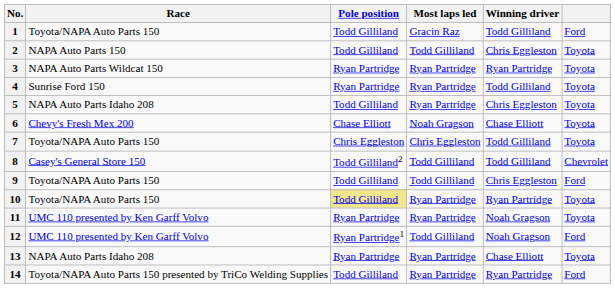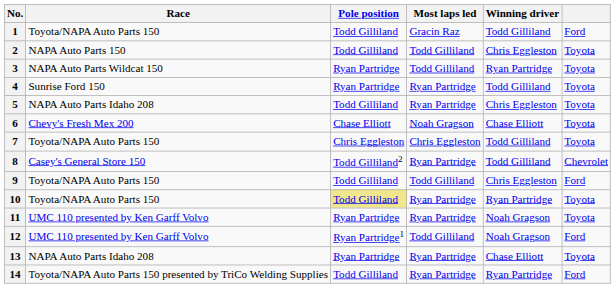(443, 68) Ryan Partridge -> (442, 68) Todd Gilliland
(442, 161) Todd Gilliland -> (443, 161) Ryan Partridge
